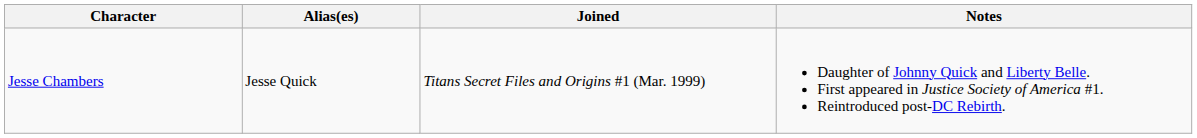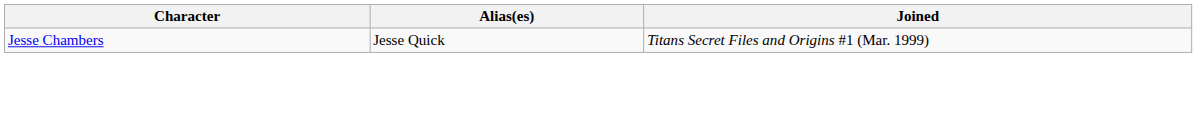- column: (984, 16)
